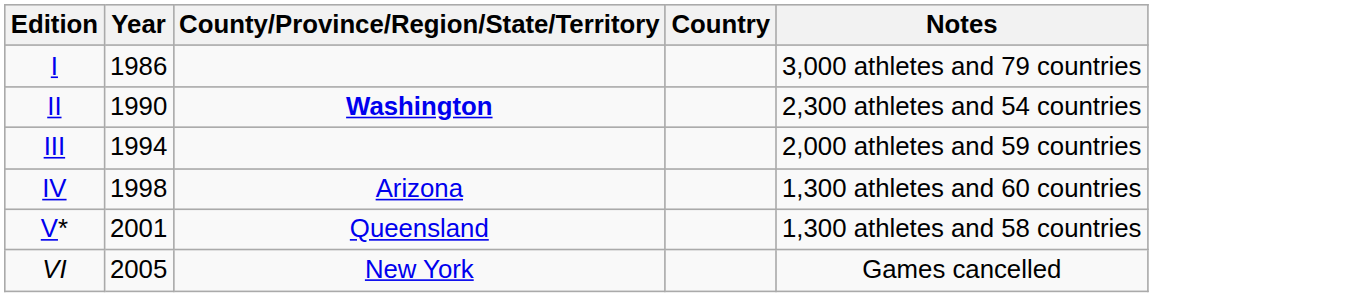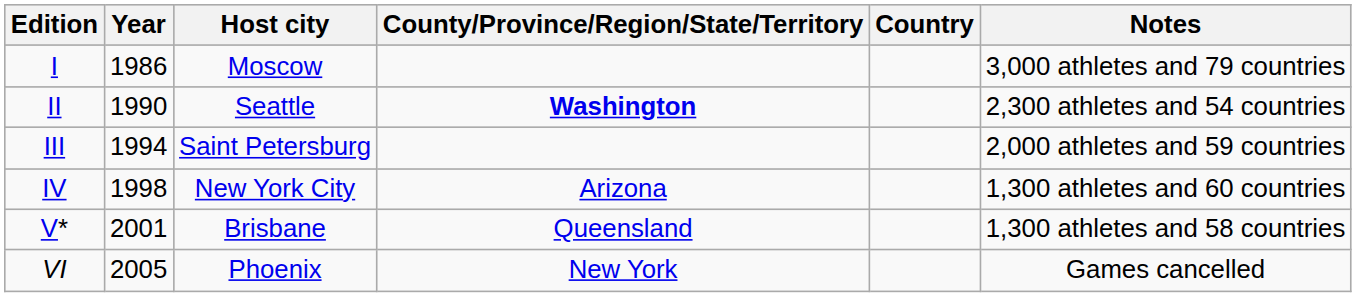+ column: (275, 24)
